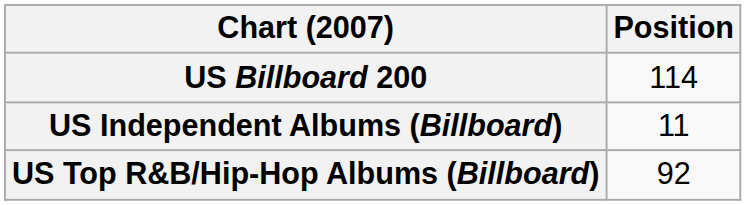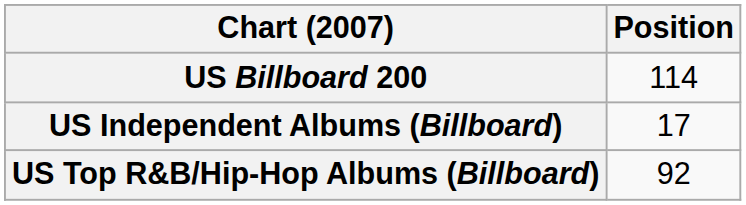(674, 125) 11 -> (674, 125) 17
